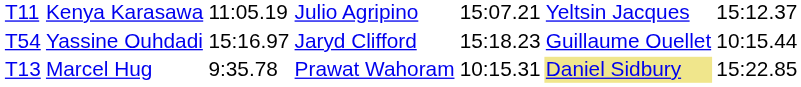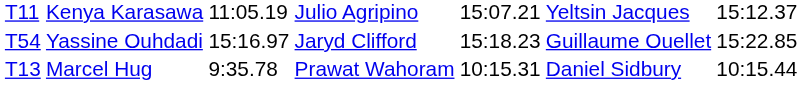(757, 41) 10:15.44 -> (757, 41) 15:22.85
(613, 69) khaki background -> (613, 69) no background
(757, 69) 15:22.85 -> (757, 69) 10:15.44
